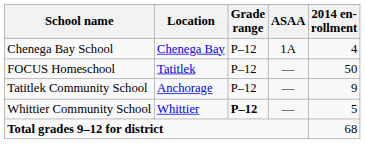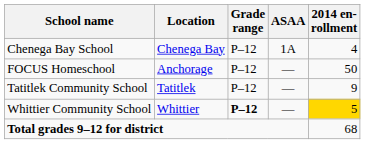(176, 68) Tatitlek -> (185, 68) Anchorage
(185, 88) Anchorage -> (176, 88) Tatitlek
(354, 108) no background -> (354, 108) gold background
